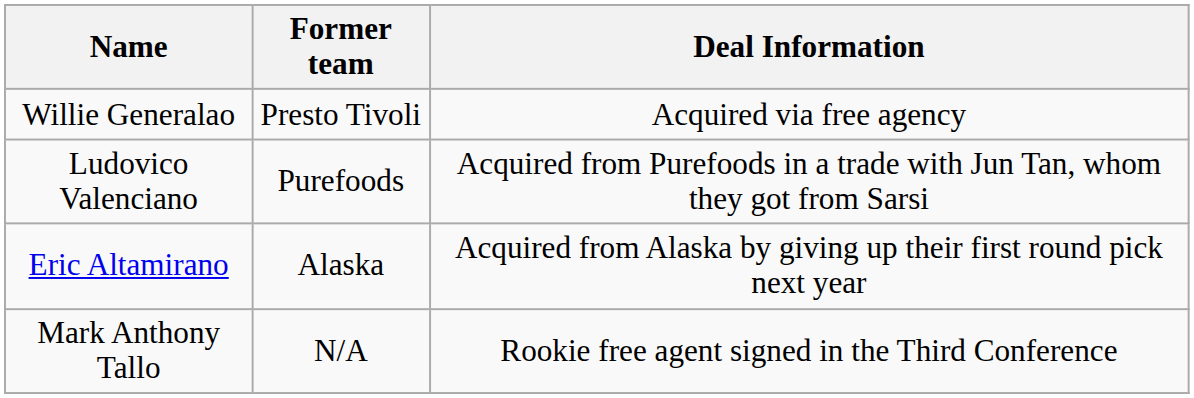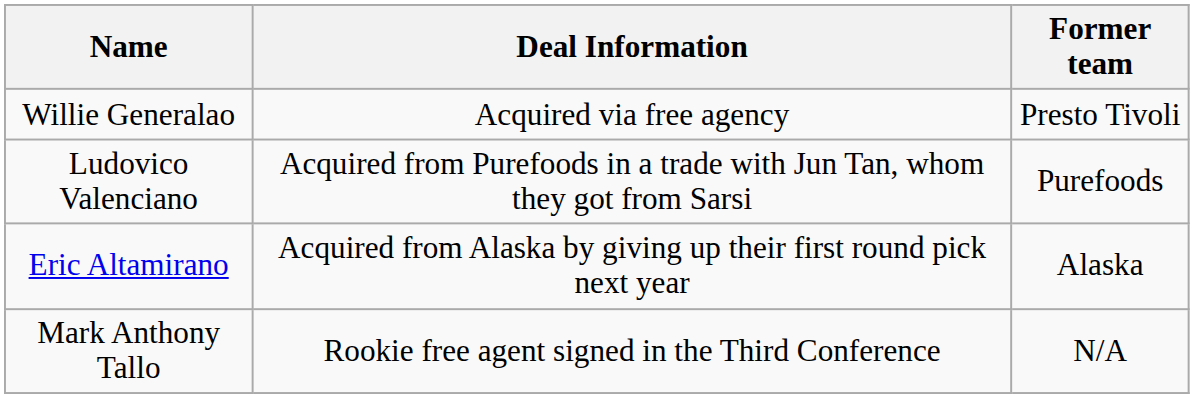columns swapped: (809, 46) <-> (341, 46)
